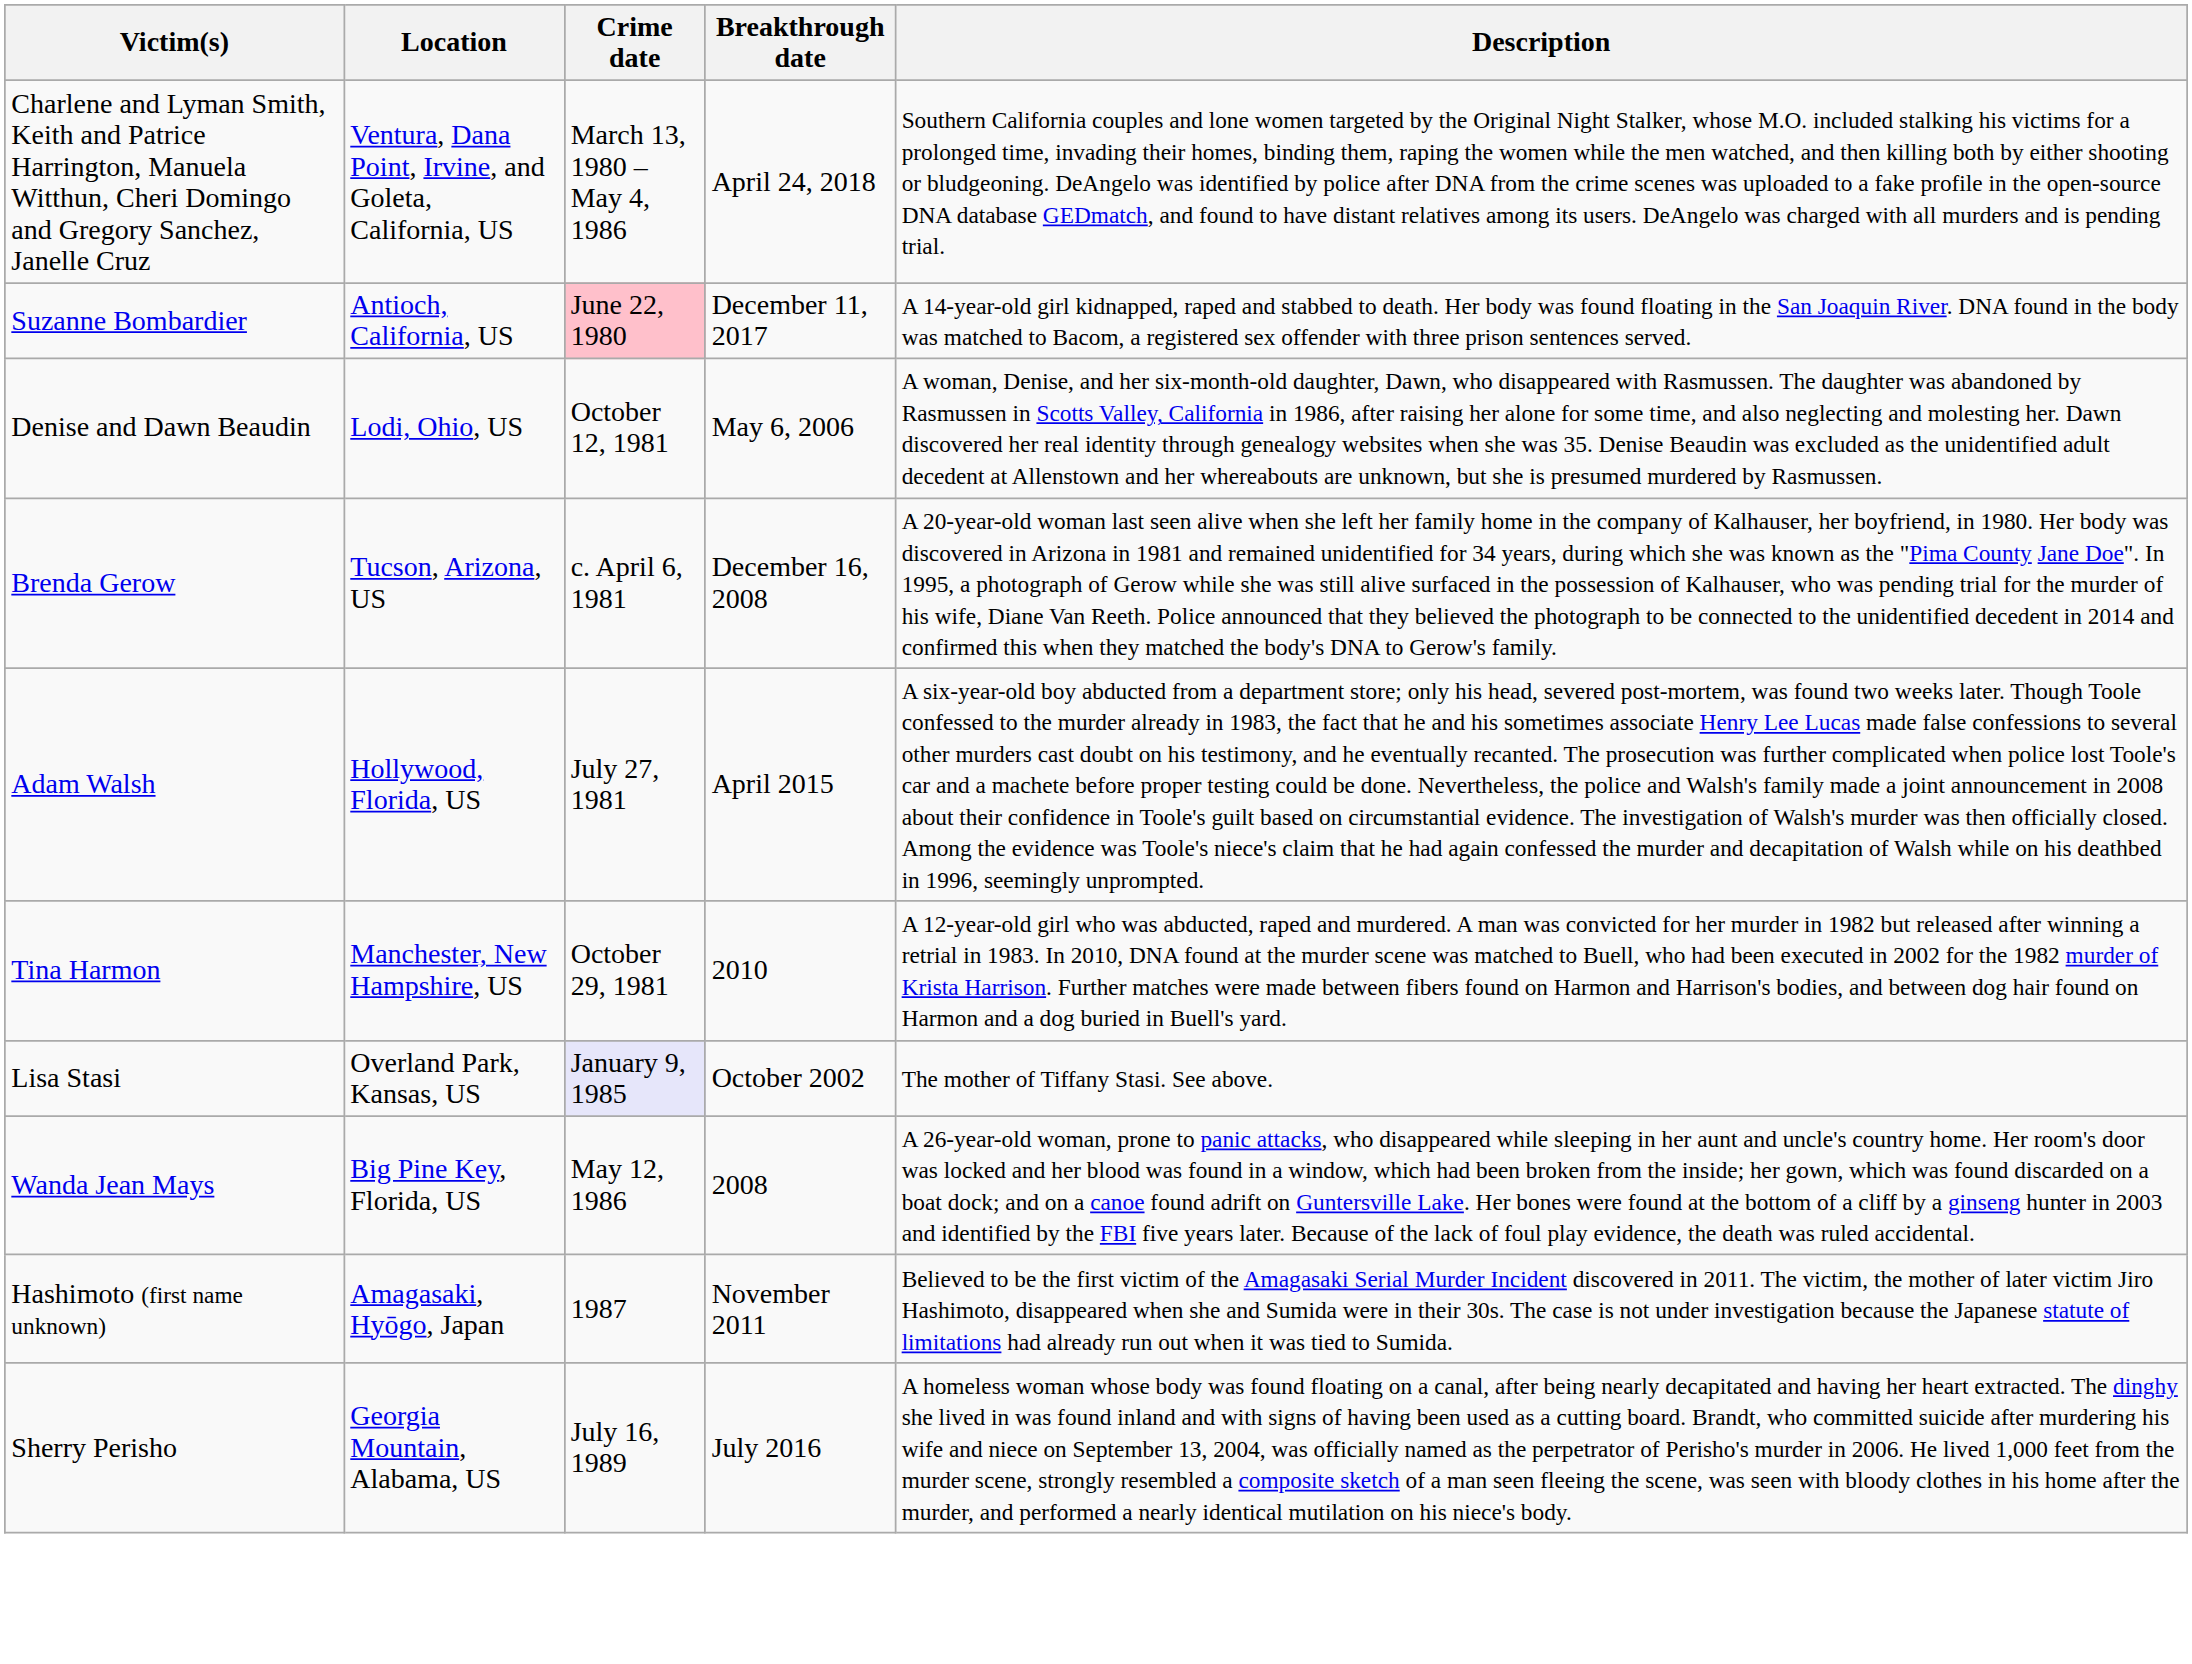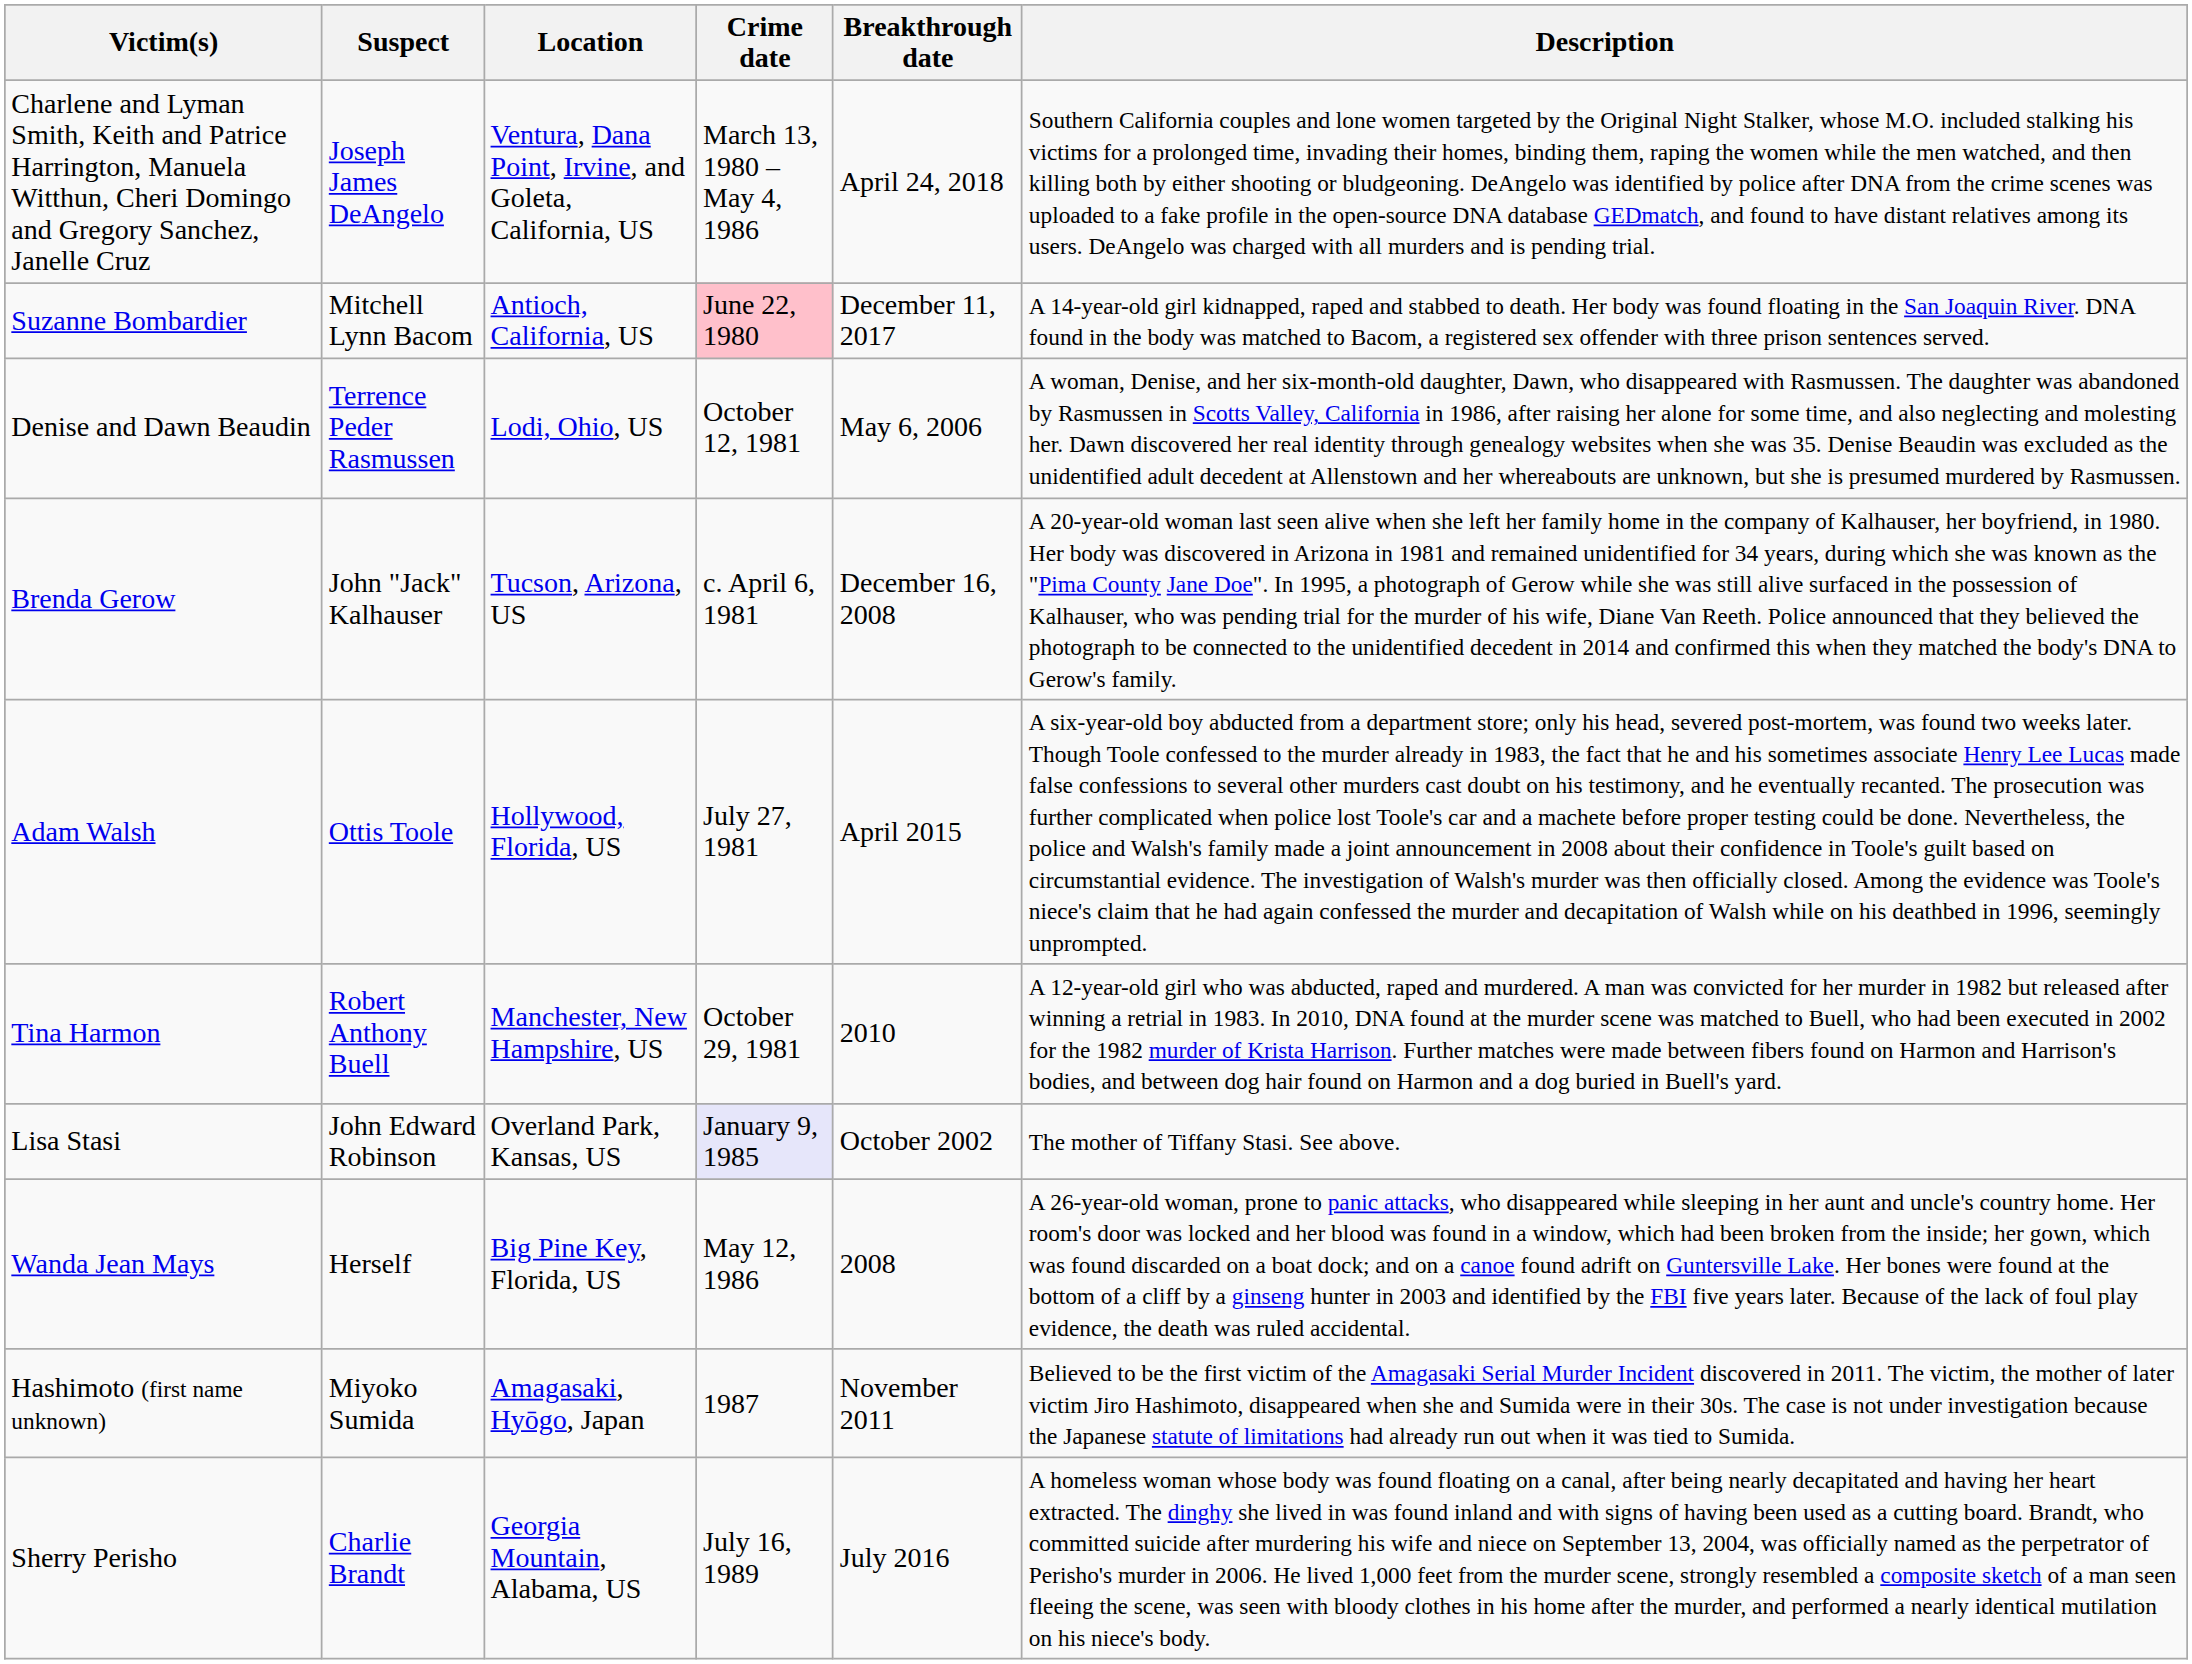+ column: (403, 42)
